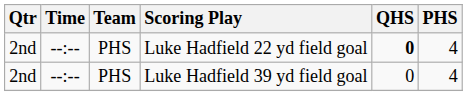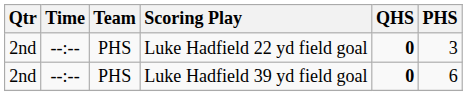(453, 47) 4 -> (453, 47) 3
(410, 76) normal -> (410, 76) bold
(453, 76) 4 -> (453, 76) 6
